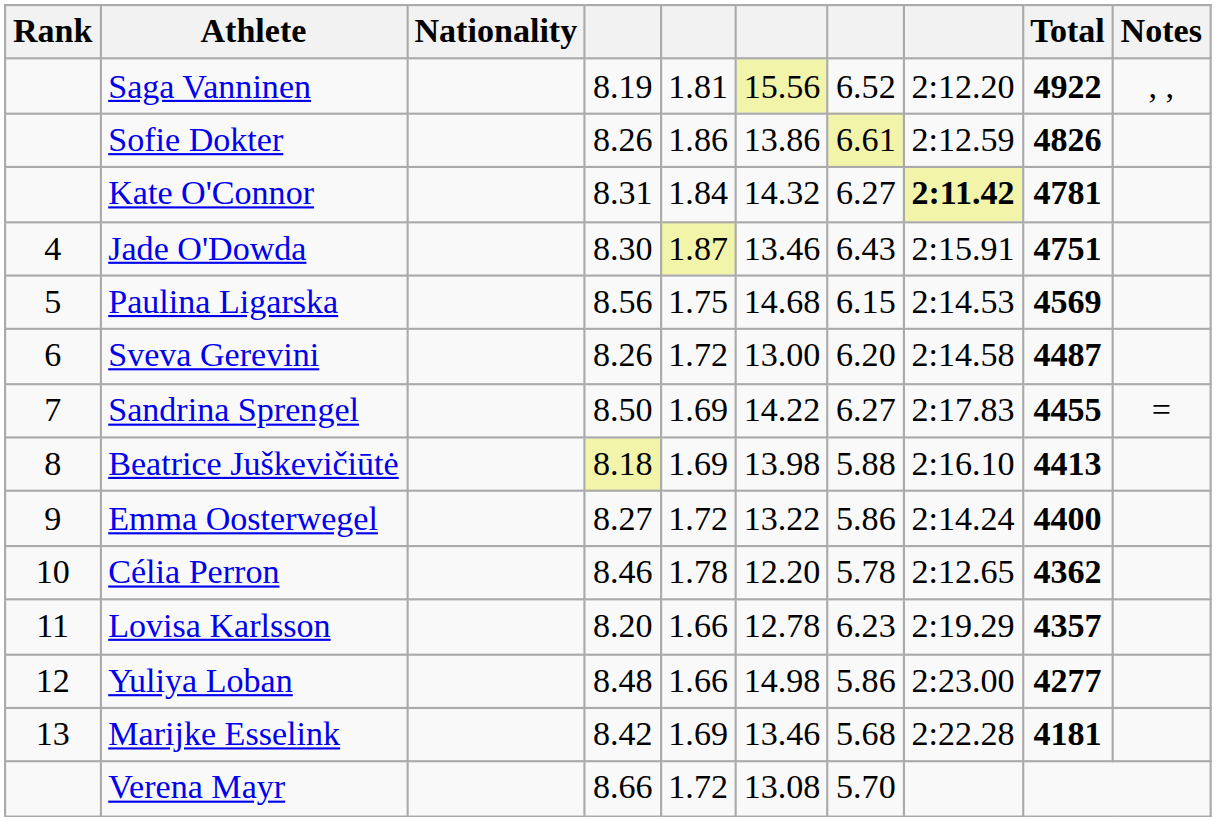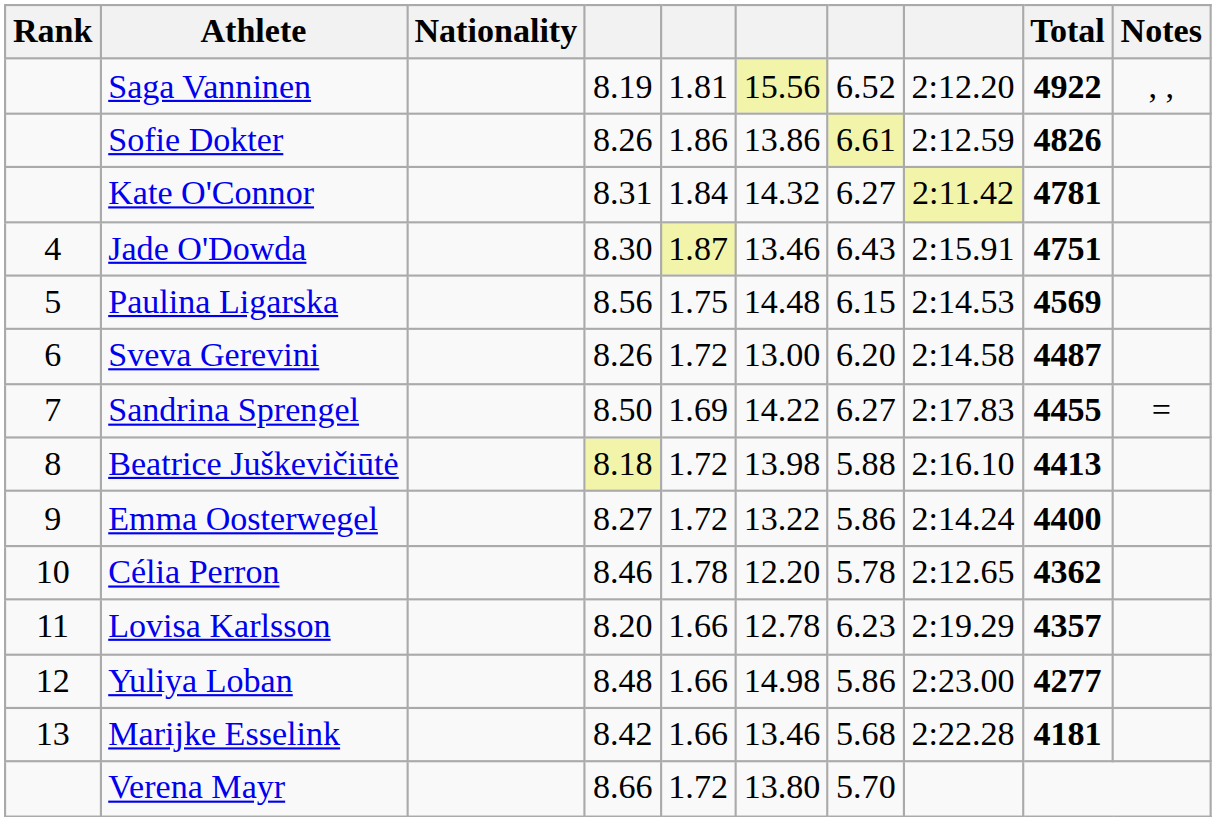(963, 193) bold -> (963, 193) normal
(782, 301) 14.68 -> (782, 301) 14.48
(698, 463) 1.69 -> (698, 463) 1.72
(698, 734) 1.69 -> (698, 734) 1.66
(782, 788) 13.08 -> (782, 788) 13.80
